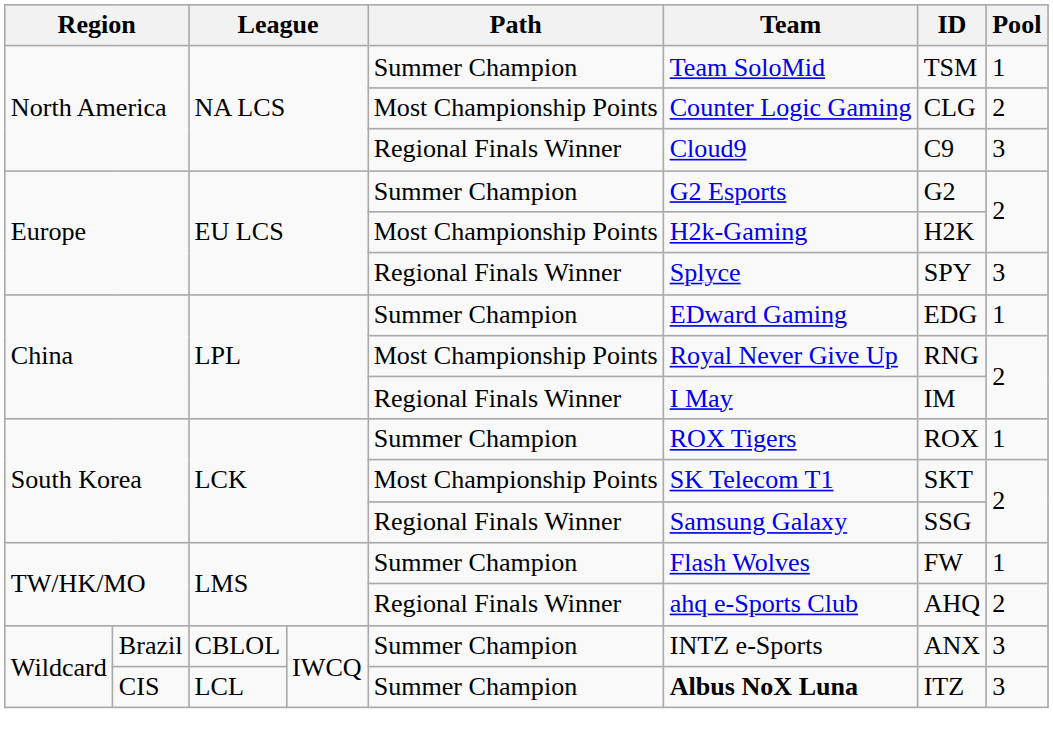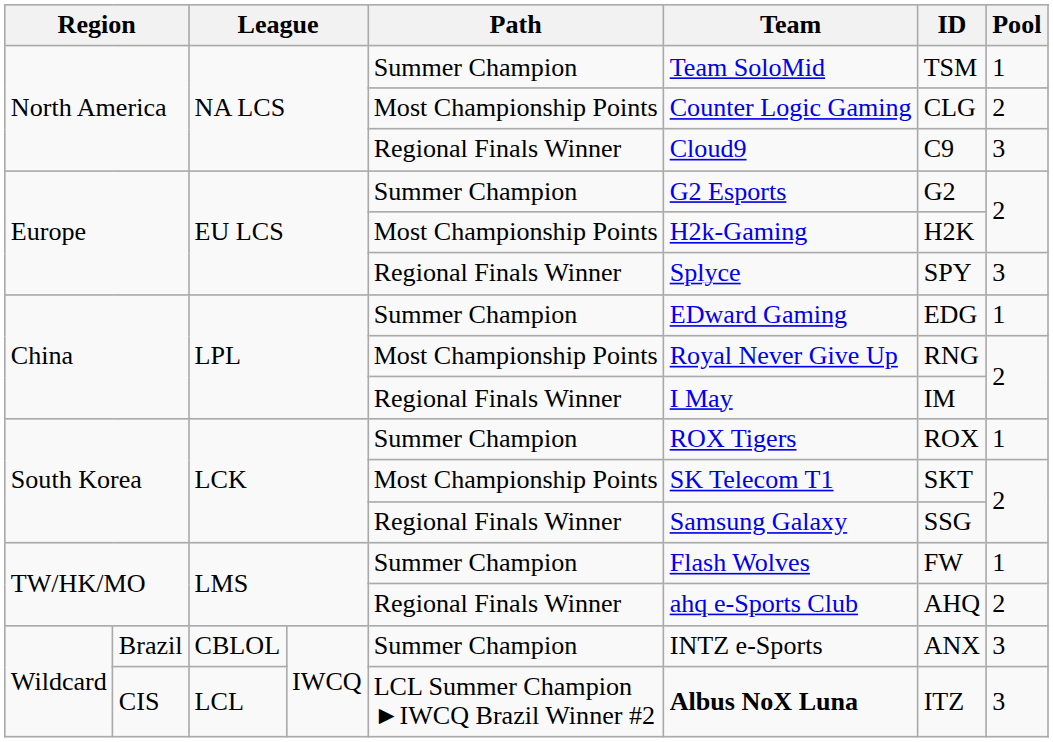(475, 686) Summer Champion -> (514, 701) LCL Summer Champion ►IWCQ Brazil Winner #2
